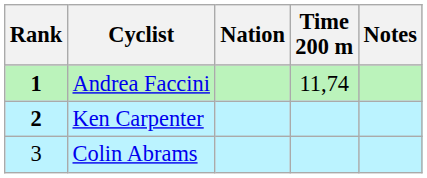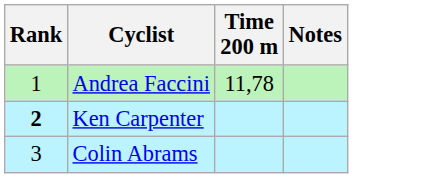- column: (253, 34)
(36, 82) bold -> (36, 82) normal
(324, 82) 11,74 -> (249, 82) 11,78
